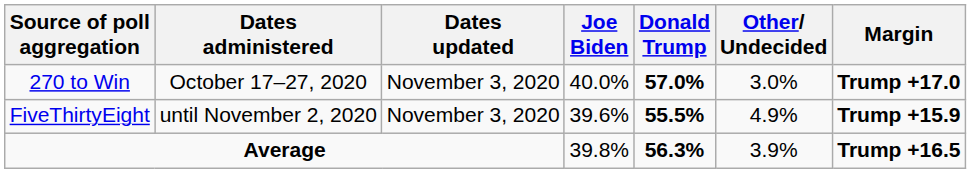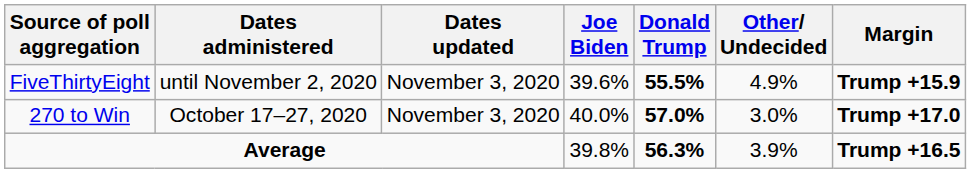rows swapped: (80, 81) <-> (80, 116)
